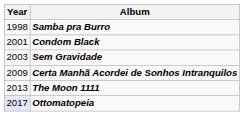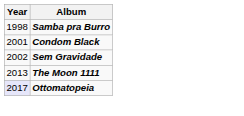(17, 57) 2003 -> (17, 57) 2002
- row: (135, 73)
